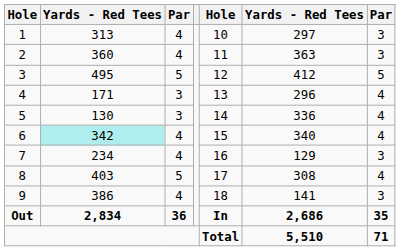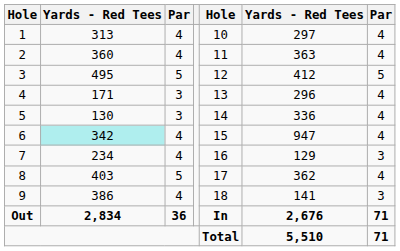(381, 35) 3 -> (381, 35) 4
(381, 55) 3 -> (381, 55) 4
(305, 135) 340 -> (305, 135) 947
(305, 176) 308 -> (305, 176) 362
(305, 216) 2,686 -> (305, 216) 2,676
(381, 216) 35 -> (381, 216) 71
